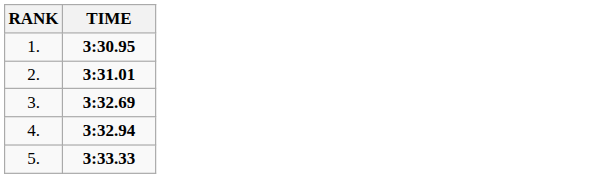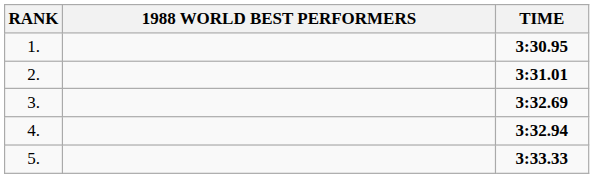+ column: (279, 18)
